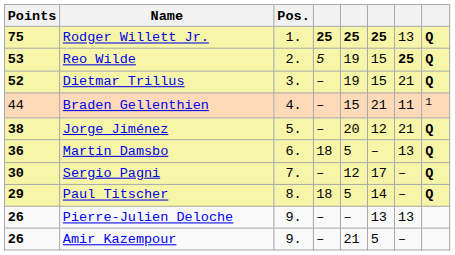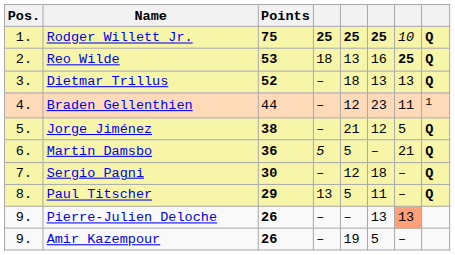columns swapped: (294, 16) <-> (32, 16)
(406, 38) 13 -> (406, 38) 10
(320, 60) 5 -> (324, 60) 18
(352, 60) 19 -> (352, 60) 13
(379, 60) 15 -> (379, 60) 16
(352, 82) 19 -> (352, 82) 18
(379, 82) 15 -> (379, 82) 13
(406, 82) 21 -> (406, 82) 13
(352, 105) 15 -> (352, 105) 12
(379, 105) 21 -> (379, 105) 23
(352, 129) 20 -> (352, 129) 21
(406, 129) 21 -> (402, 129) 5
(324, 151) 18 -> (320, 151) 5
(406, 151) 13 -> (406, 151) 21
(379, 173) 17 -> (379, 173) 18
(324, 195) 18 -> (324, 195) 13
(379, 195) 14 -> (379, 195) 11
(406, 217) no background -> (406, 217) lightsalmon background
(352, 239) 21 -> (352, 239) 19
